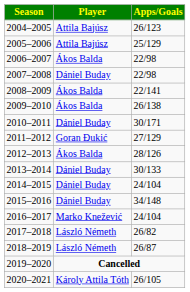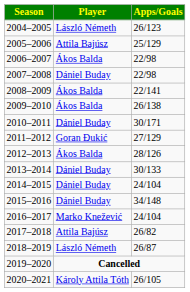(82, 28) Attila Bajúsz -> (86, 28) László Németh
(86, 232) László Németh -> (82, 232) Attila Bajúsz
